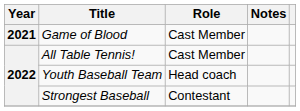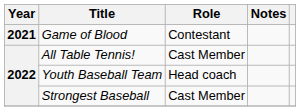(207, 34) Cast Member -> (199, 34) Contestant
(199, 95) Contestant -> (207, 95) Cast Member
